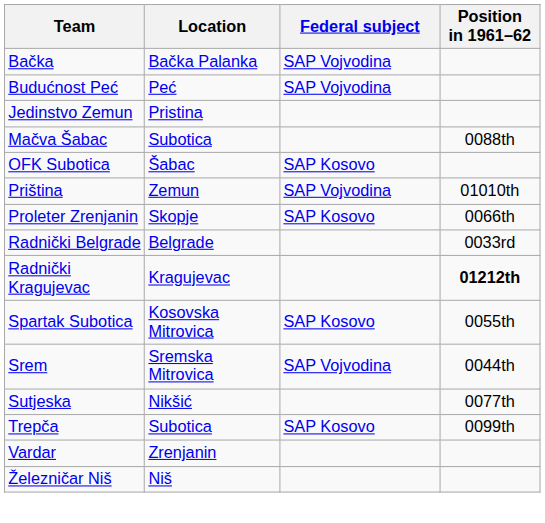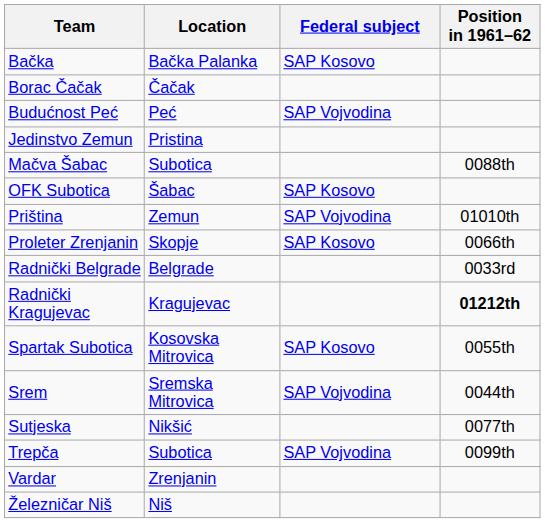(337, 61) SAP Vojvodina -> (329, 61) SAP Kosovo
+ row: (55, 87)
(329, 427) SAP Kosovo -> (337, 453) SAP Vojvodina
